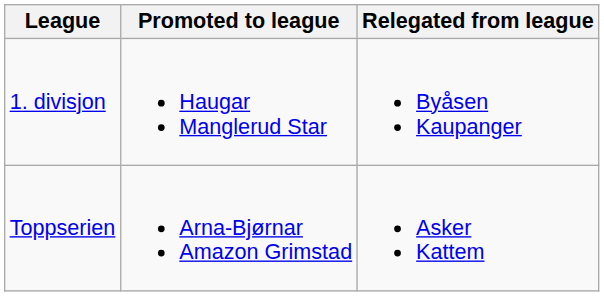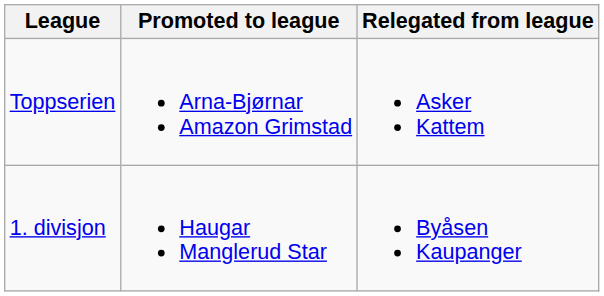rows swapped: (62, 227) <-> (58, 101)
